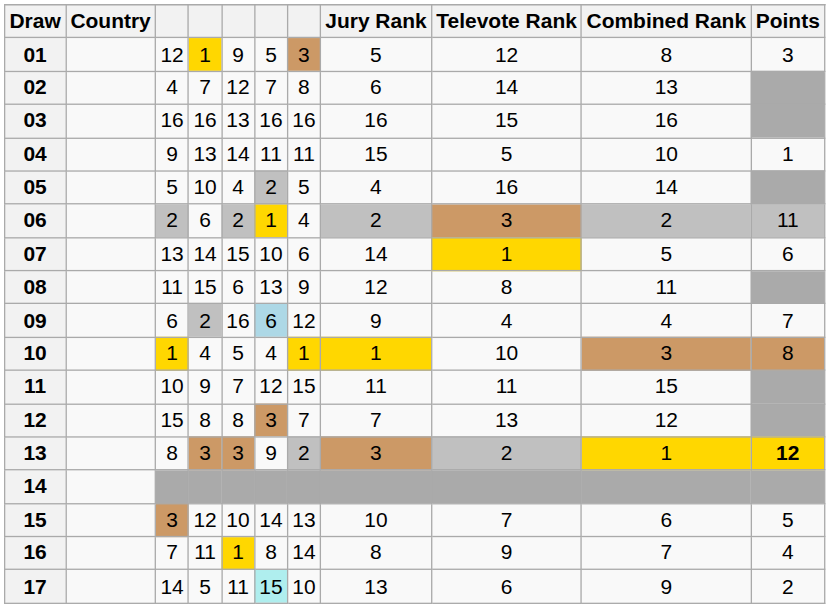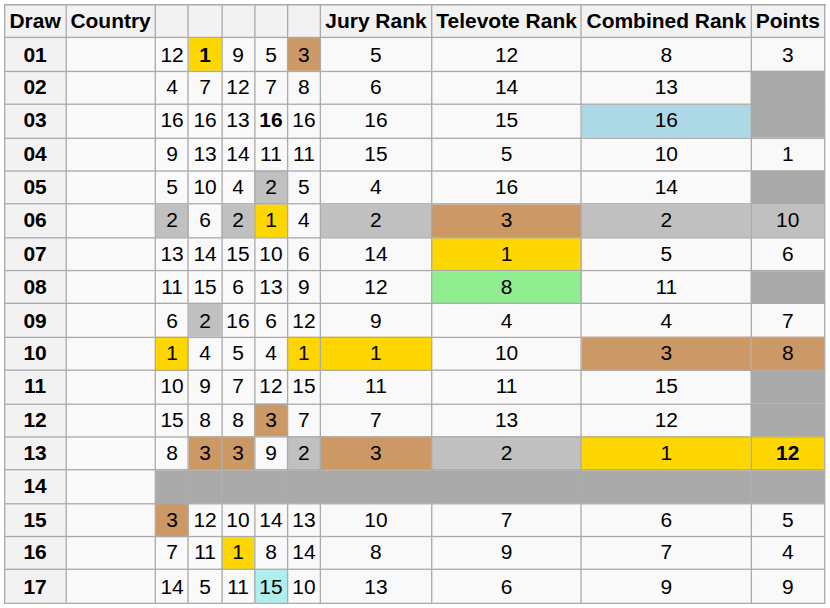(205, 54) normal -> (205, 54) bold
(271, 120) normal -> (271, 120) bold
(666, 120) no background -> (666, 120) lightblue background
(788, 220) 11 -> (788, 220) 10
(507, 287) no background -> (507, 287) lightgreen background
(271, 320) lightblue background -> (271, 320) no background
(788, 586) 2 -> (788, 586) 9
